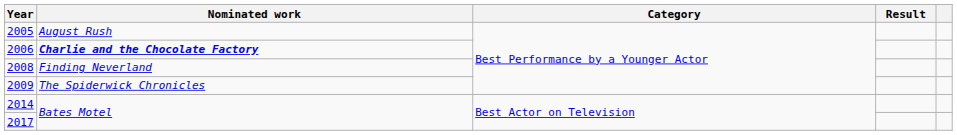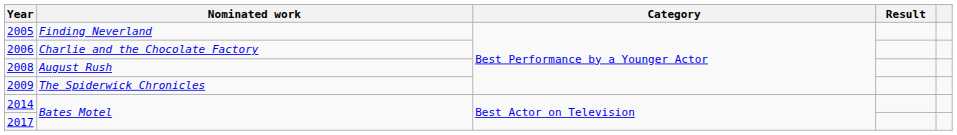(76, 31) August Rush -> (95, 31) Finding Neverland
(149, 49) bold -> (149, 49) normal
(95, 67) Finding Neverland -> (76, 67) August Rush
